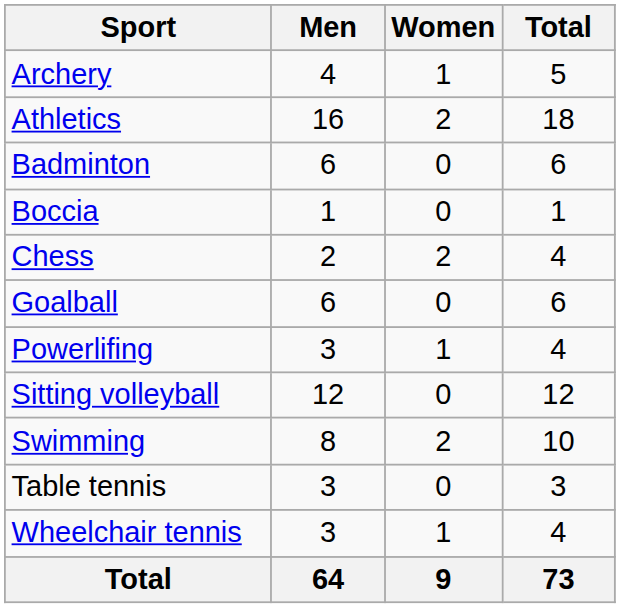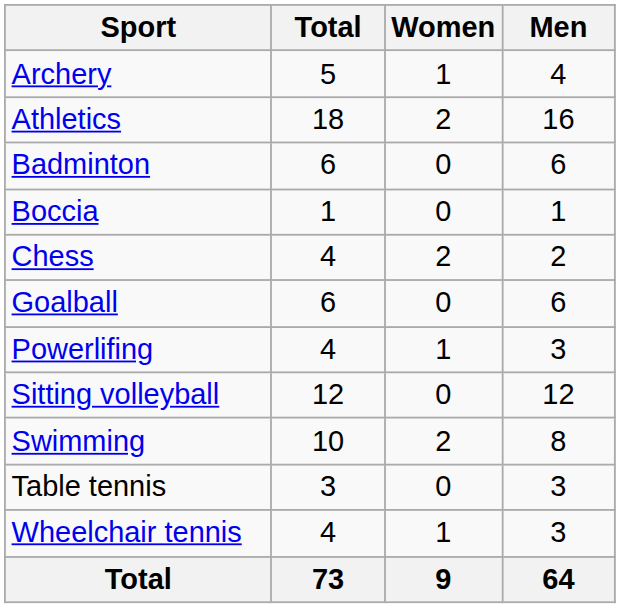columns swapped: (328, 27) <-> (558, 27)
